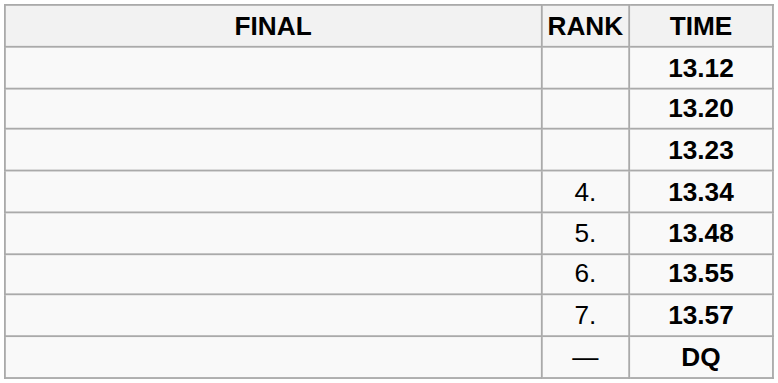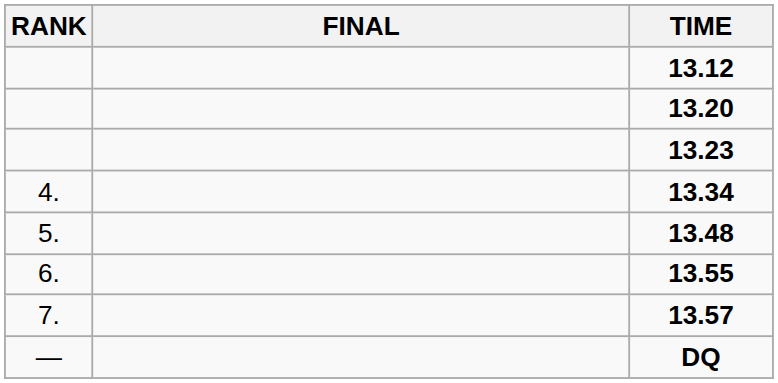columns swapped: (585, 26) <-> (273, 26)
